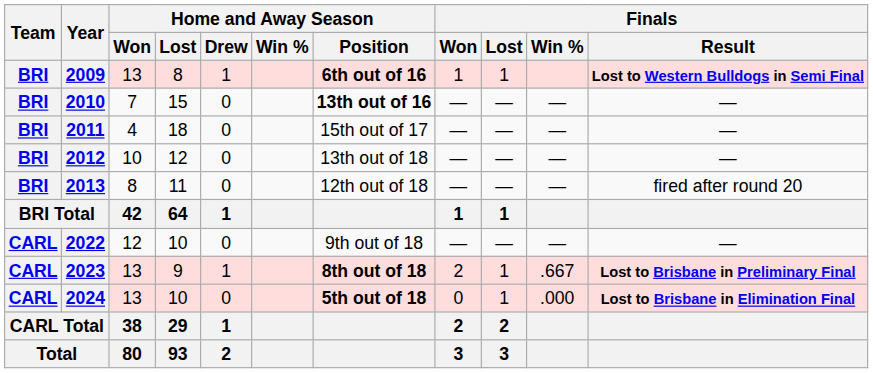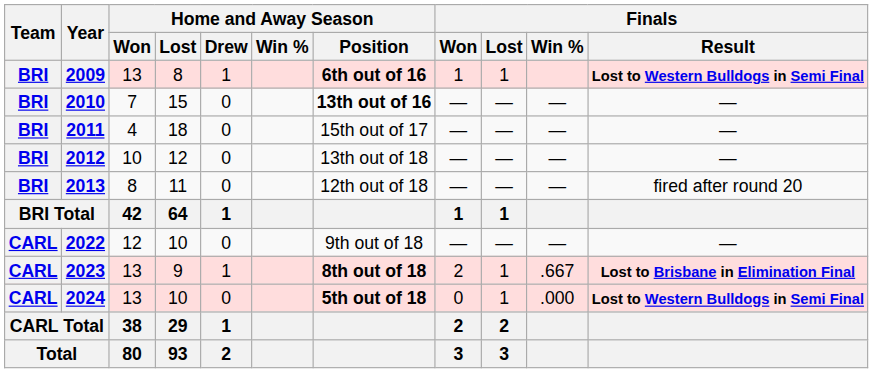(728, 272) Lost to Brisbane in Preliminary Final -> (728, 272) Lost to Brisbane in Elimination Final
(728, 300) Lost to Brisbane in Elimination Final -> (728, 300) Lost to Western Bulldogs in Semi Final
